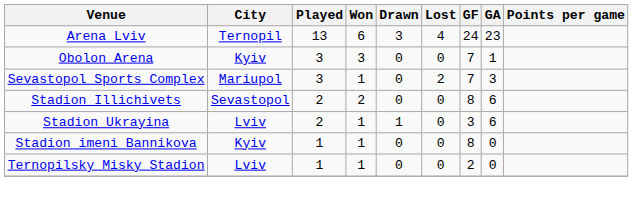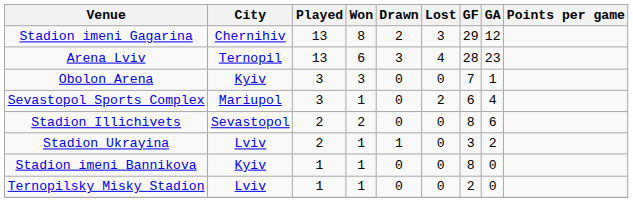+ row: (106, 37)
(471, 37) 24 -> (471, 58) 28
(471, 79) 7 -> (471, 101) 6
(493, 79) 3 -> (493, 101) 4
(493, 122) 6 -> (493, 144) 2
